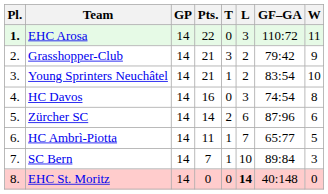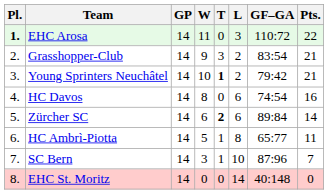columns swapped: (314, 14) <-> (208, 14)
(280, 55) 79:42 -> (272, 55) 83:54
(229, 76) normal -> (221, 76) bold
(280, 76) 83:54 -> (272, 76) 79:42
(245, 96) 3 -> (238, 96) 6
(229, 117) normal -> (221, 117) bold
(280, 117) 87:96 -> (272, 117) 89:84
(245, 138) 7 -> (238, 138) 8
(280, 158) 89:84 -> (272, 158) 87:96
(245, 179) bold -> (238, 179) normal
